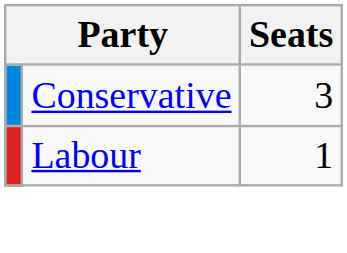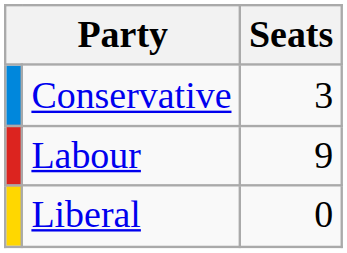(324, 154) 1 -> (324, 154) 9
+ row: (86, 214)
